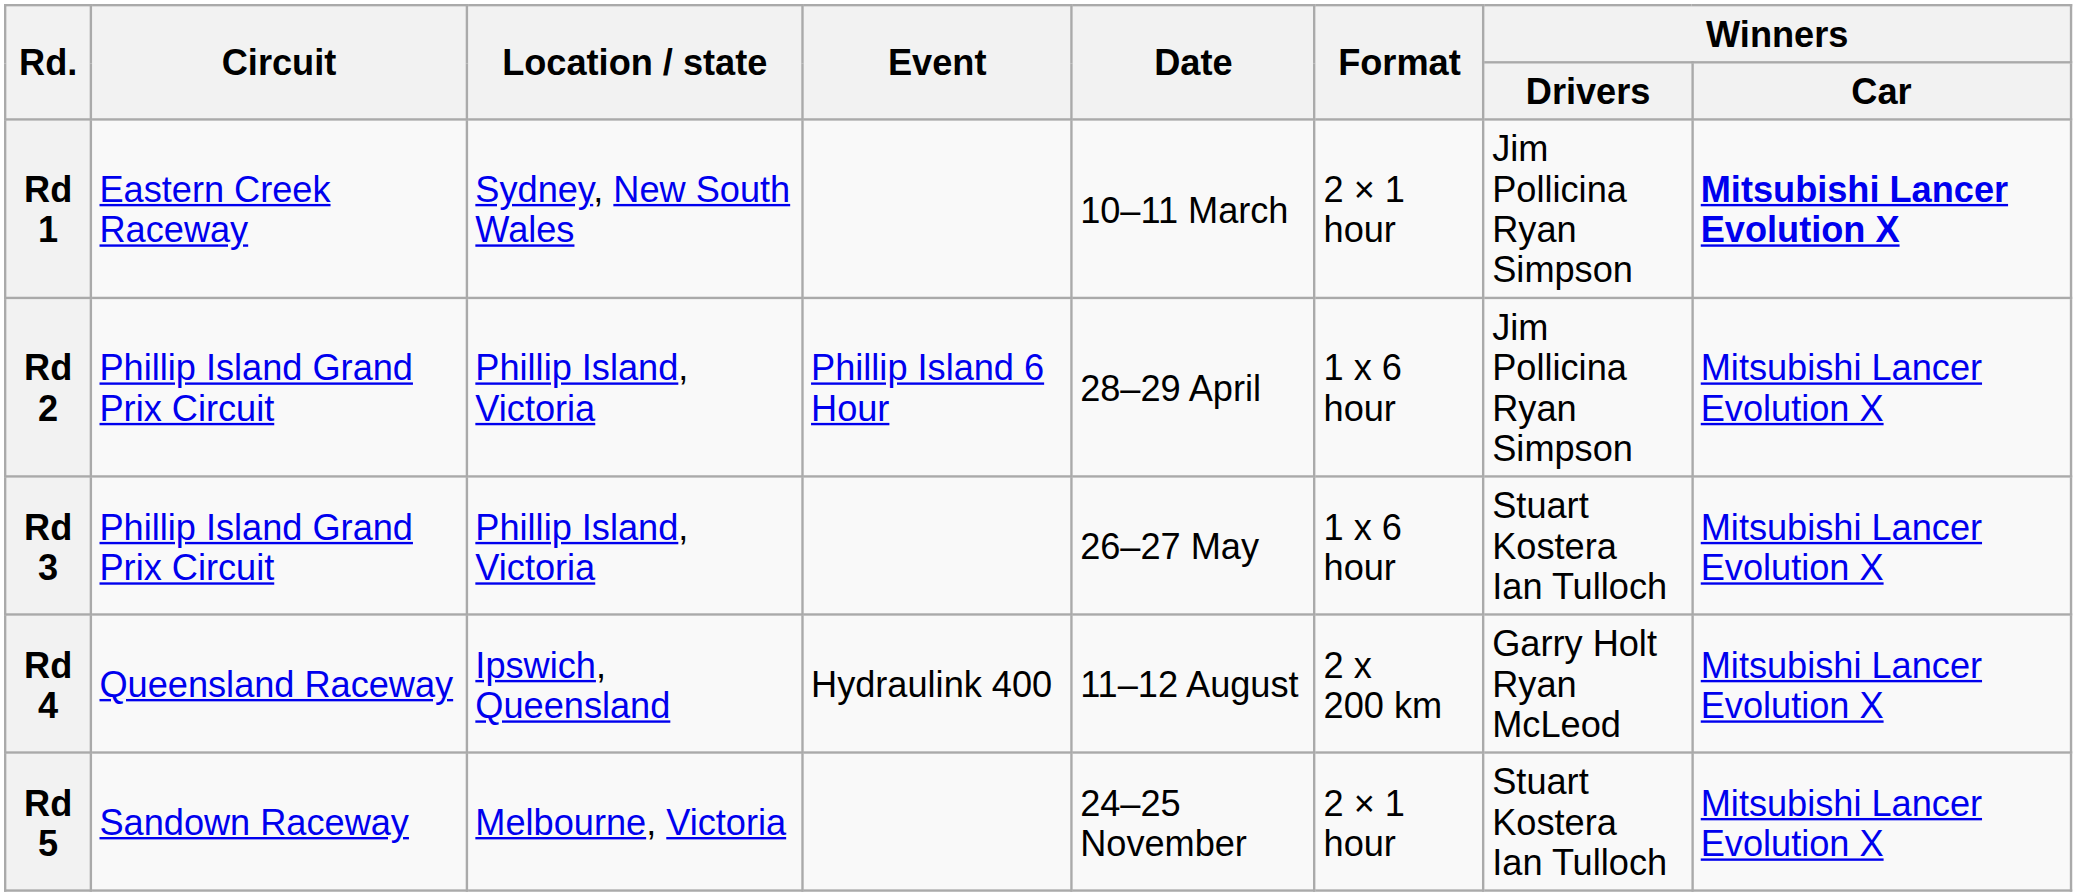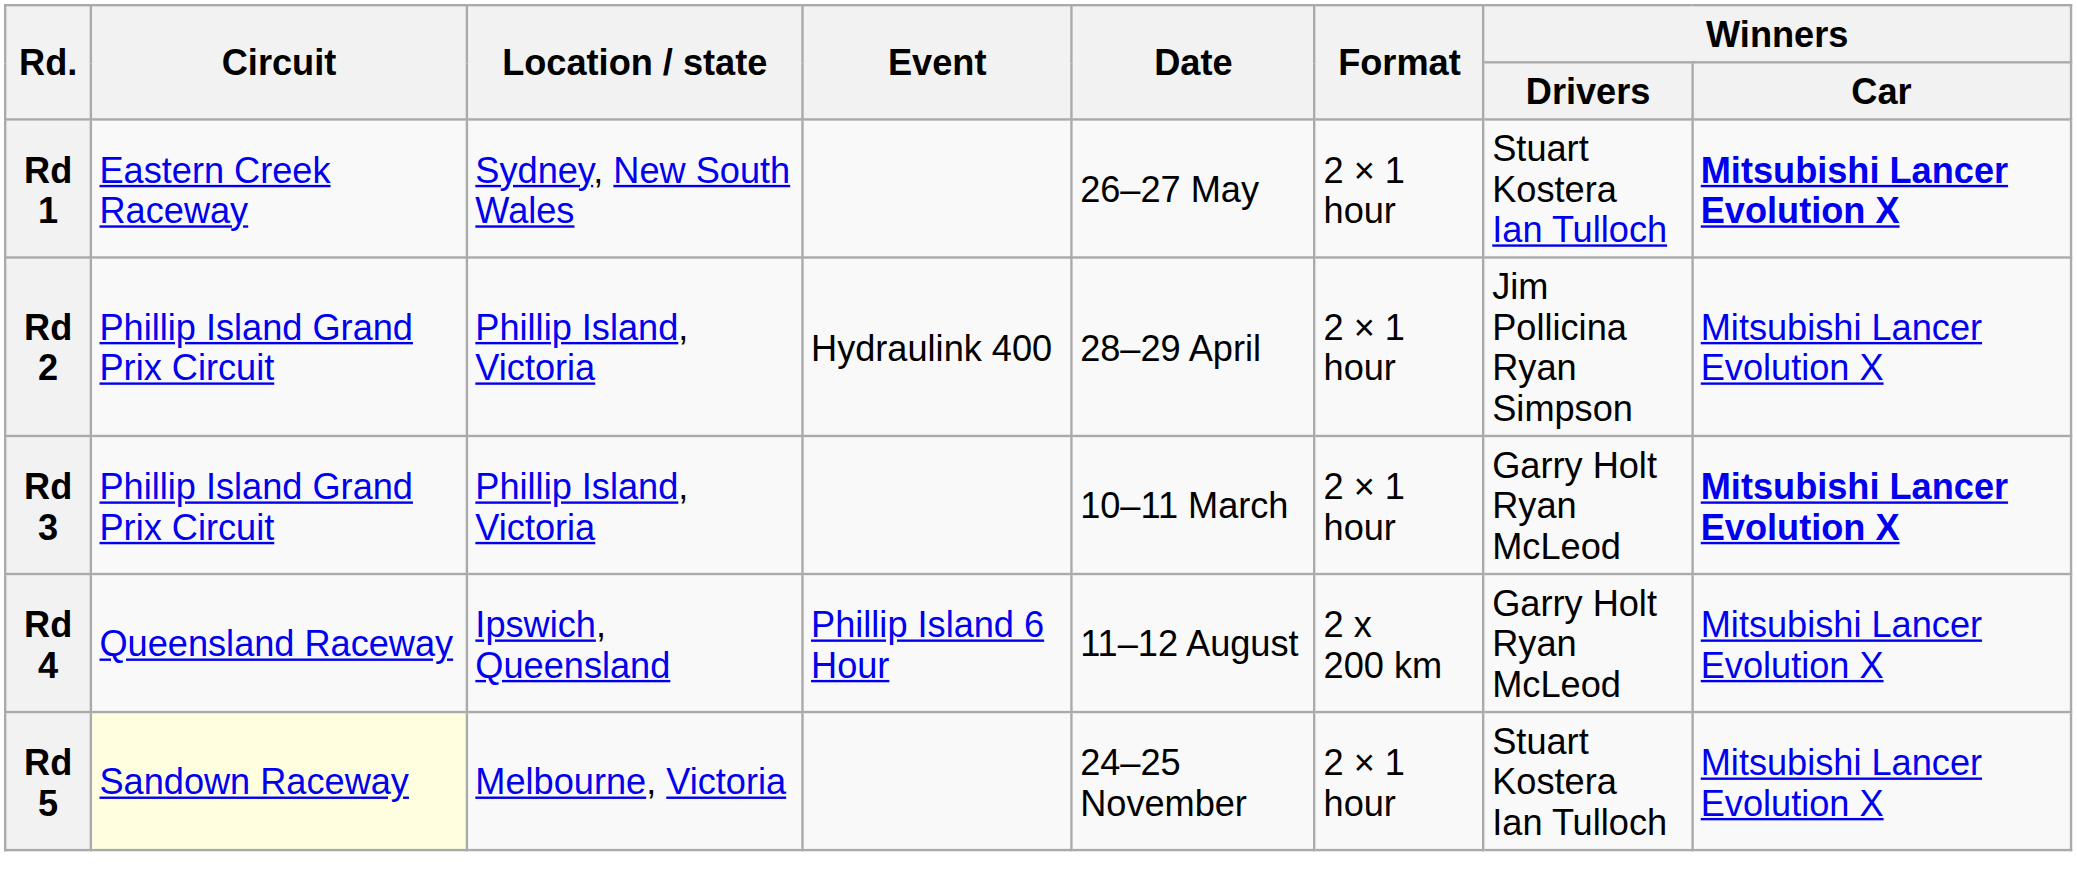(1184, 209) 10–11 March -> (1170, 189) 26–27 May
(1563, 209) Jim Pollicina Ryan Simpson -> (1580, 189) Stuart Kostera Ian Tulloch
(928, 388) Phillip Island 6 Hour -> (932, 347) Hydraulink 400
(1363, 388) 1 x 6 hour -> (1364, 347) 2 × 1 hour
(1170, 546) 26–27 May -> (1184, 506) 10–11 March
(1363, 546) 1 x 6 hour -> (1364, 506) 2 × 1 hour
(1580, 546) Stuart Kostera Ian Tulloch -> (1575, 506) Garry Holt Ryan McLeod
(1841, 546) normal -> (1854, 506) bold
(932, 684) Hydraulink 400 -> (928, 644) Phillip Island 6 Hour
(254, 823) no background -> (254, 782) lightyellow background
